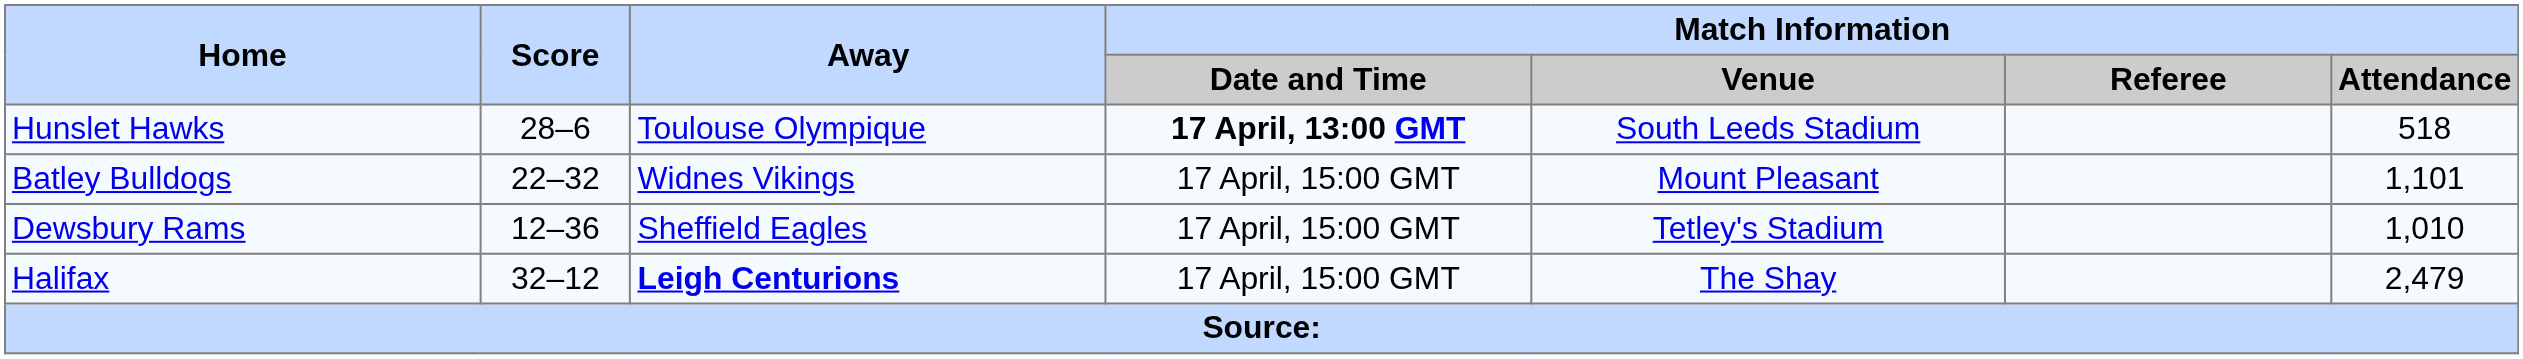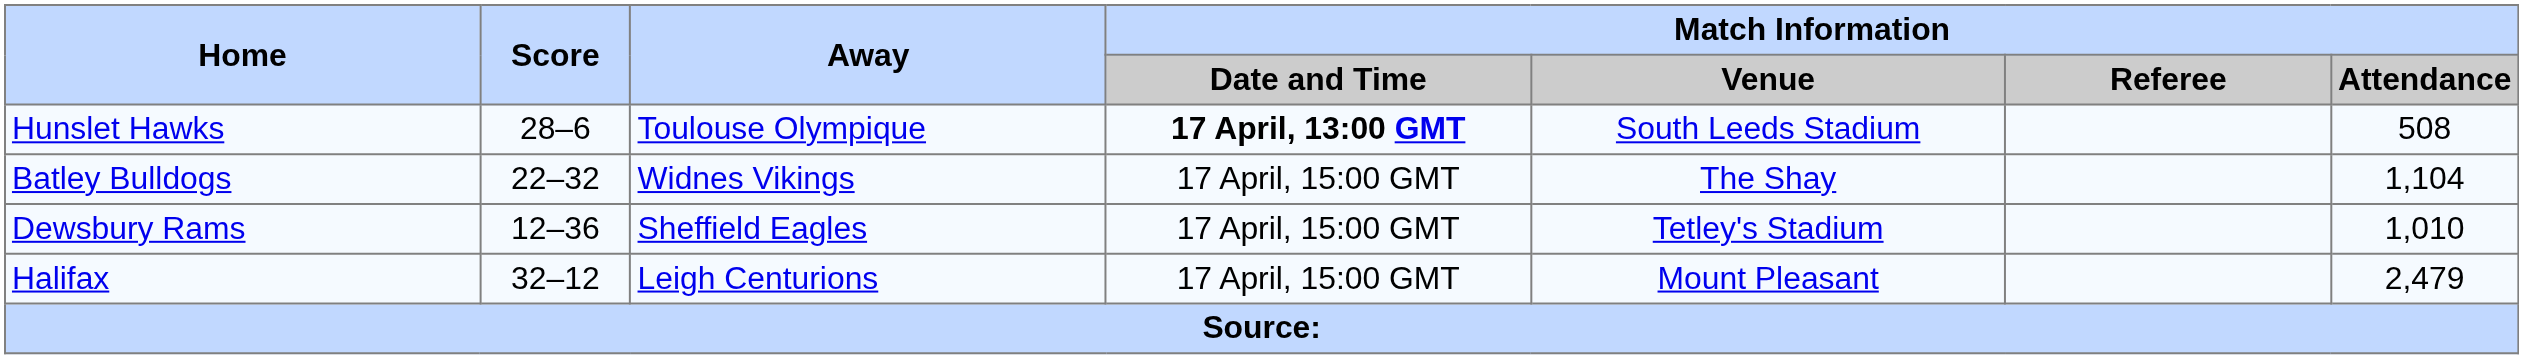(2425, 128) 518 -> (2425, 128) 508
(1768, 178) Mount Pleasant -> (1768, 178) The Shay
(2425, 178) 1,101 -> (2425, 178) 1,104
(768, 278) bold -> (758, 278) normal
(1768, 278) The Shay -> (1768, 278) Mount Pleasant
